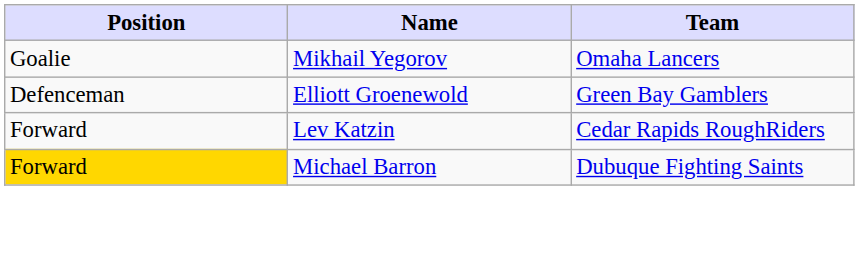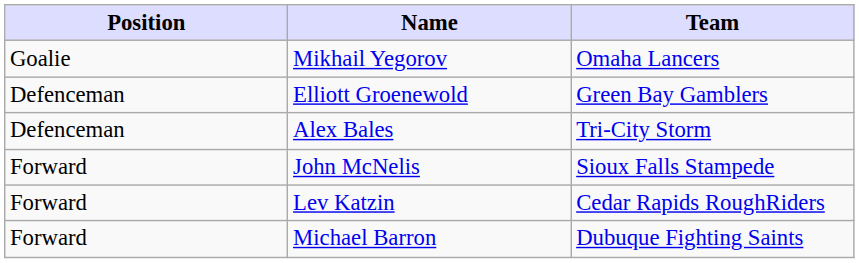+ row: (343, 130)
+ row: (356, 166)
(48, 166) gold background -> (48, 238) no background
